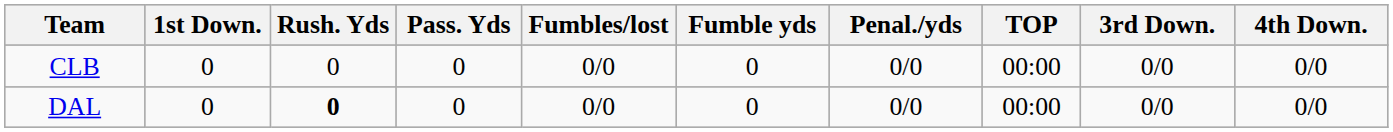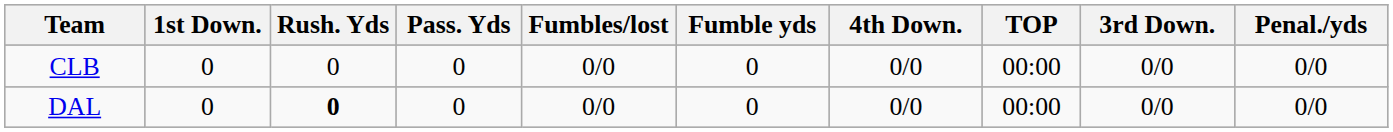columns swapped: (906, 24) <-> (1311, 24)
